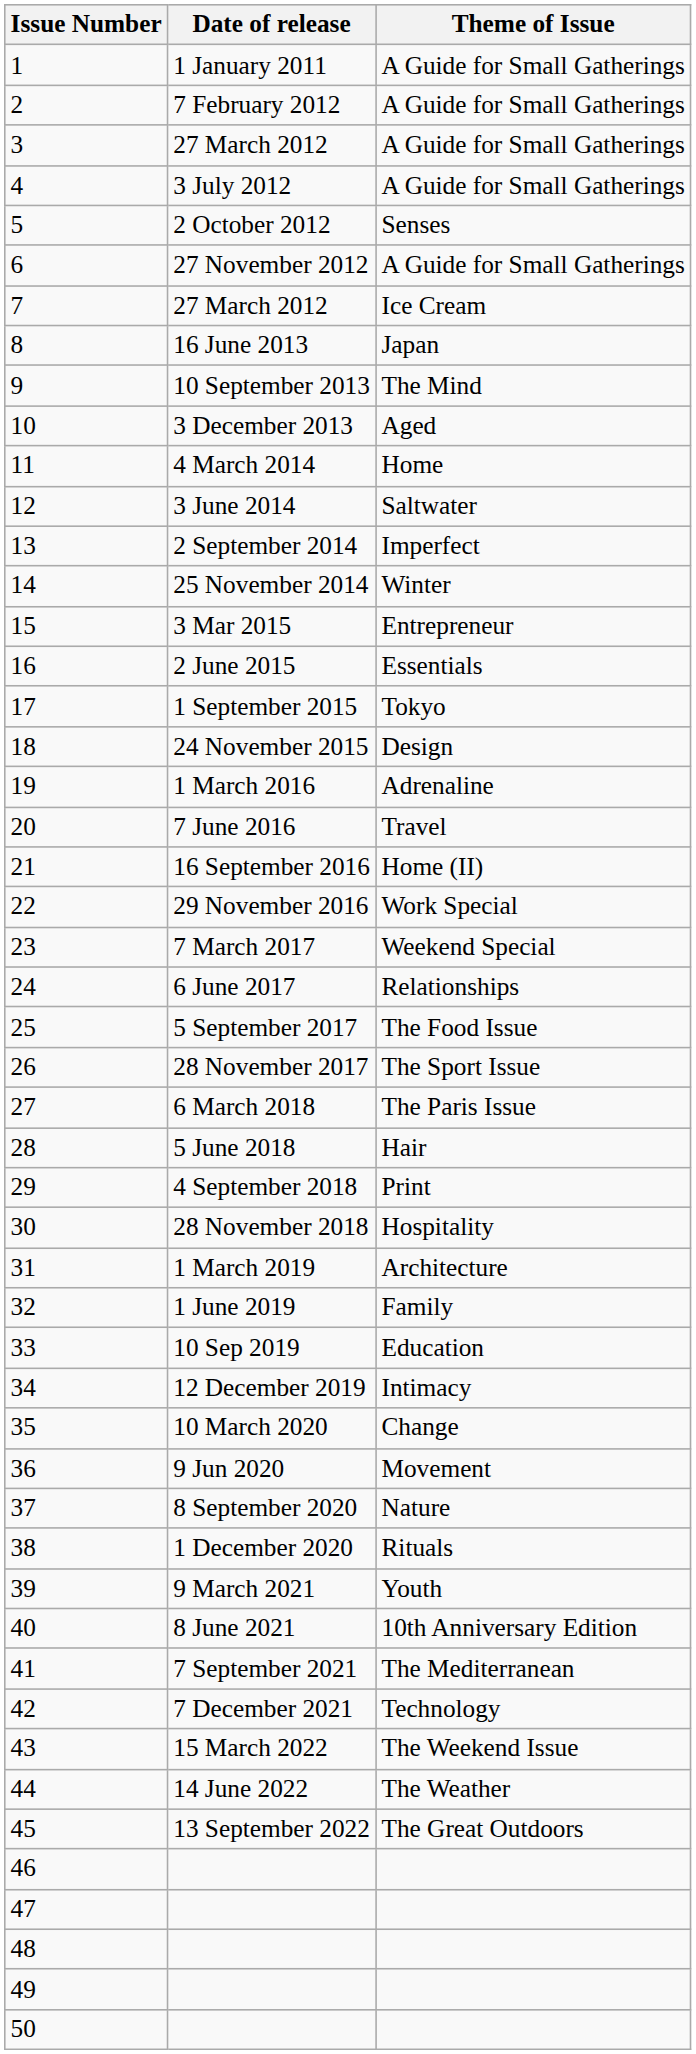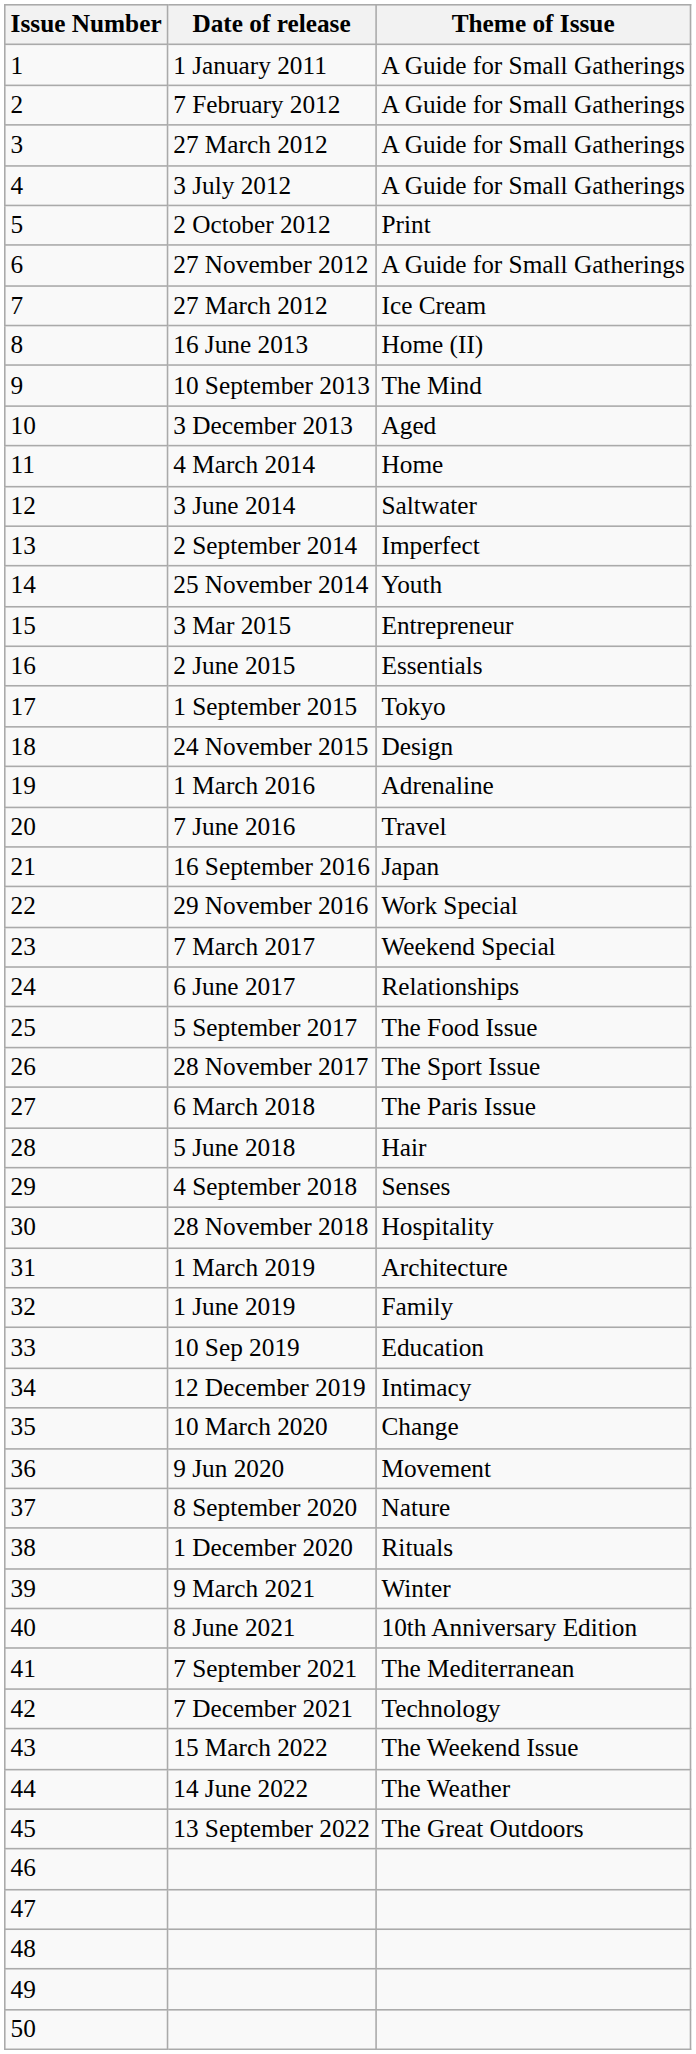(416, 225) Senses -> (406, 225) Print
(410, 345) Japan -> (432, 345) Home (II)
(416, 585) Winter -> (412, 585) Youth
(432, 866) Home (II) -> (410, 866) Japan
(406, 1187) Print -> (416, 1187) Senses
(412, 1588) Youth -> (416, 1588) Winter
